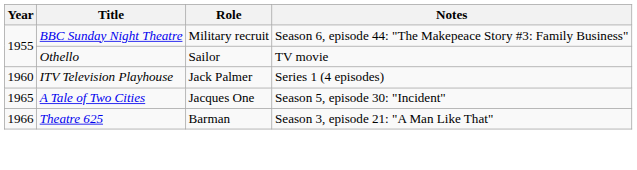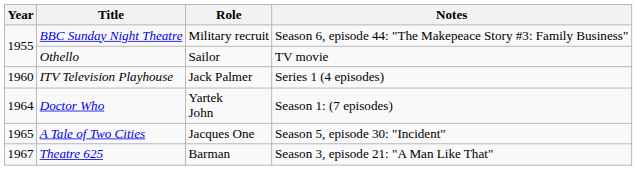+ row: (72, 105)
(21, 118) 1966 -> (21, 154) 1967
